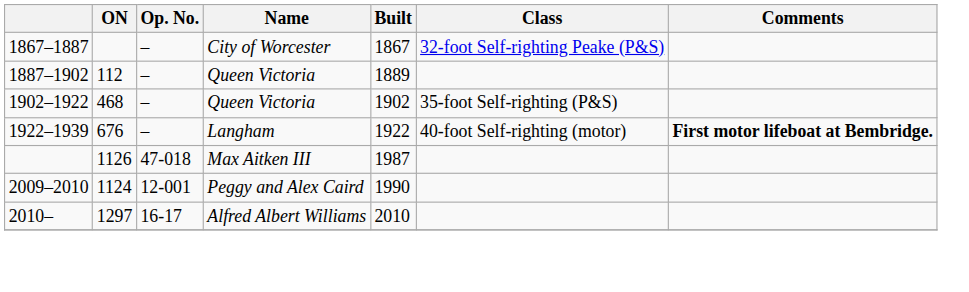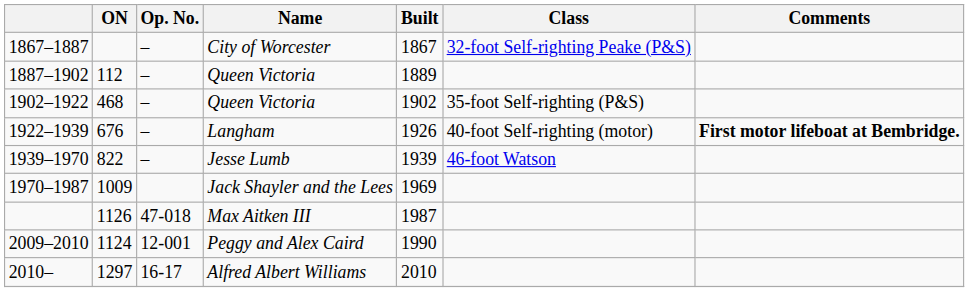(392, 131) 1922 -> (419, 131) 1926
+ row: (49, 159)
+ row: (49, 187)
